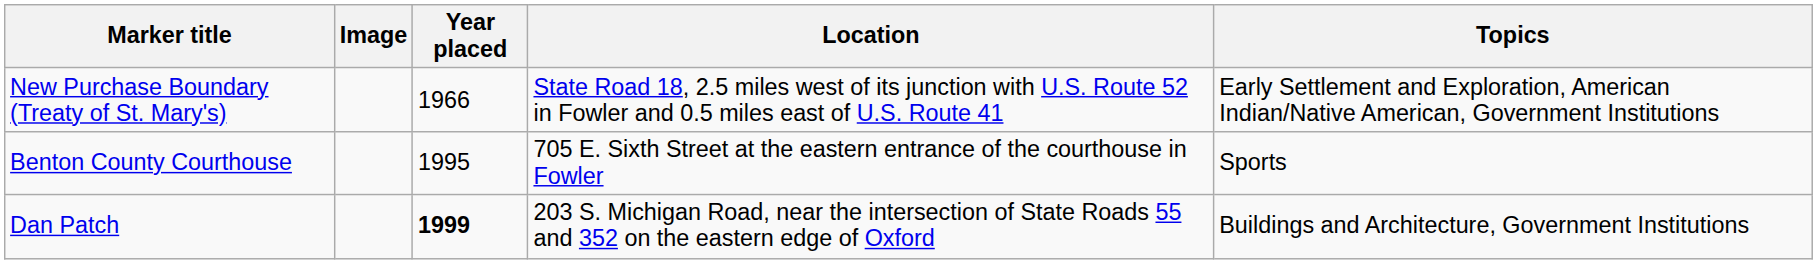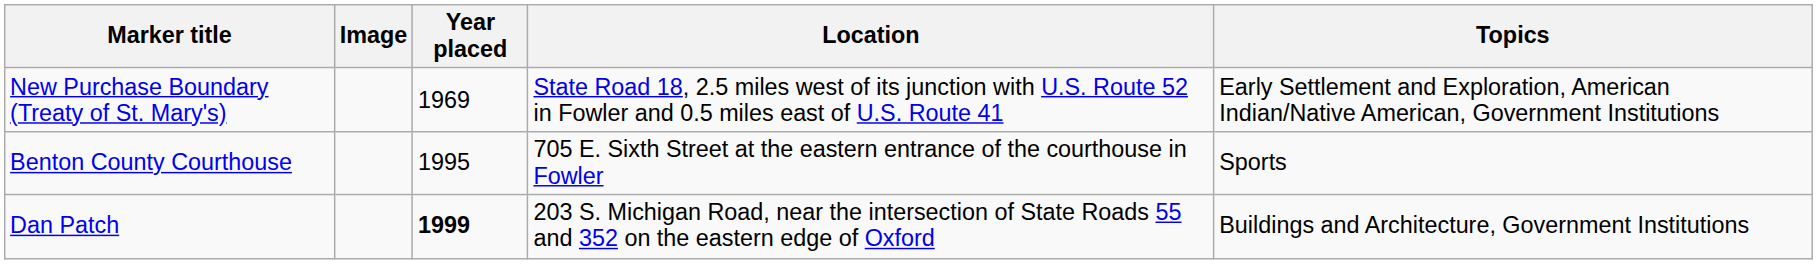(444, 99) 1966 -> (444, 99) 1969
